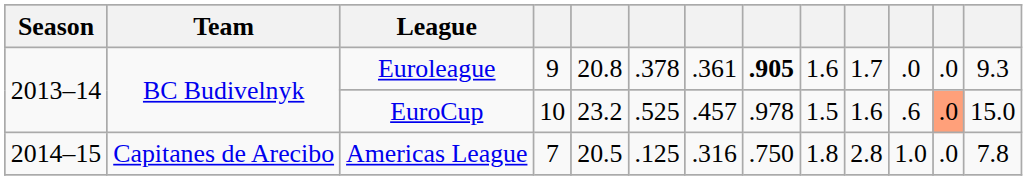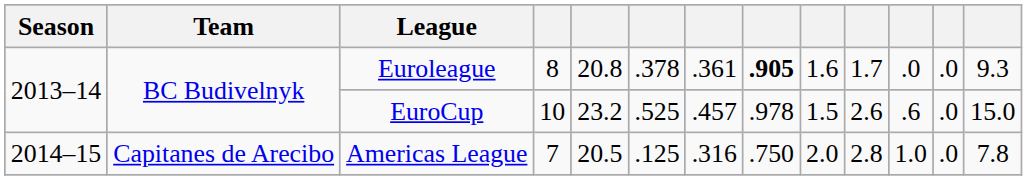(552, 68) 9 -> (552, 68) 8
(866, 111) 1.6 -> (866, 111) 2.6
(949, 111) lightsalmon background -> (949, 111) no background
(822, 153) 1.8 -> (822, 153) 2.0
